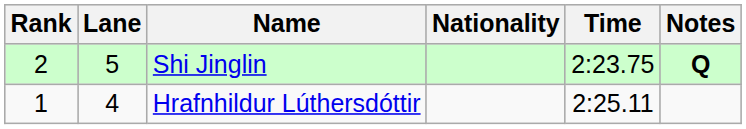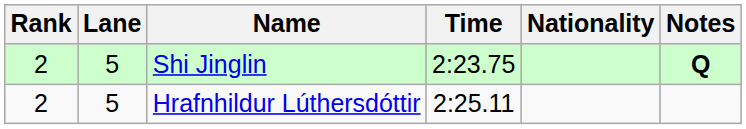columns swapped: (496, 24) <-> (613, 24)
(41, 103) 1 -> (41, 103) 2
(112, 103) 4 -> (112, 103) 5
